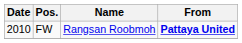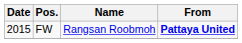(19, 30) 2010 -> (19, 30) 2015
